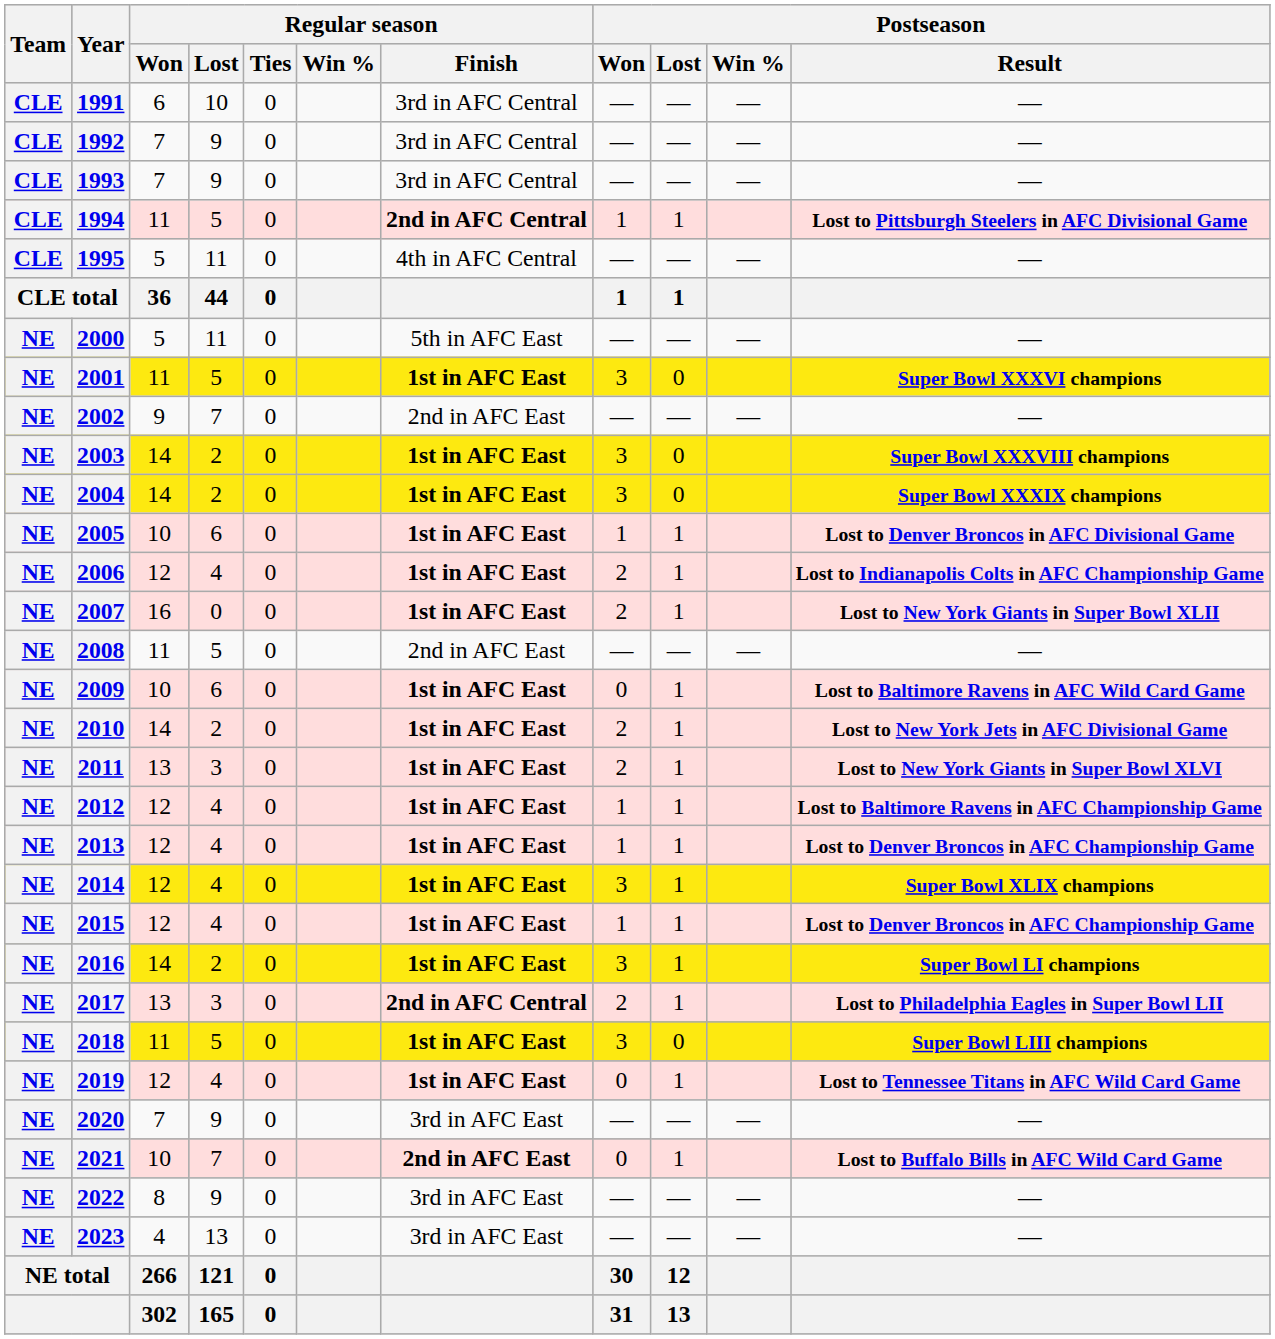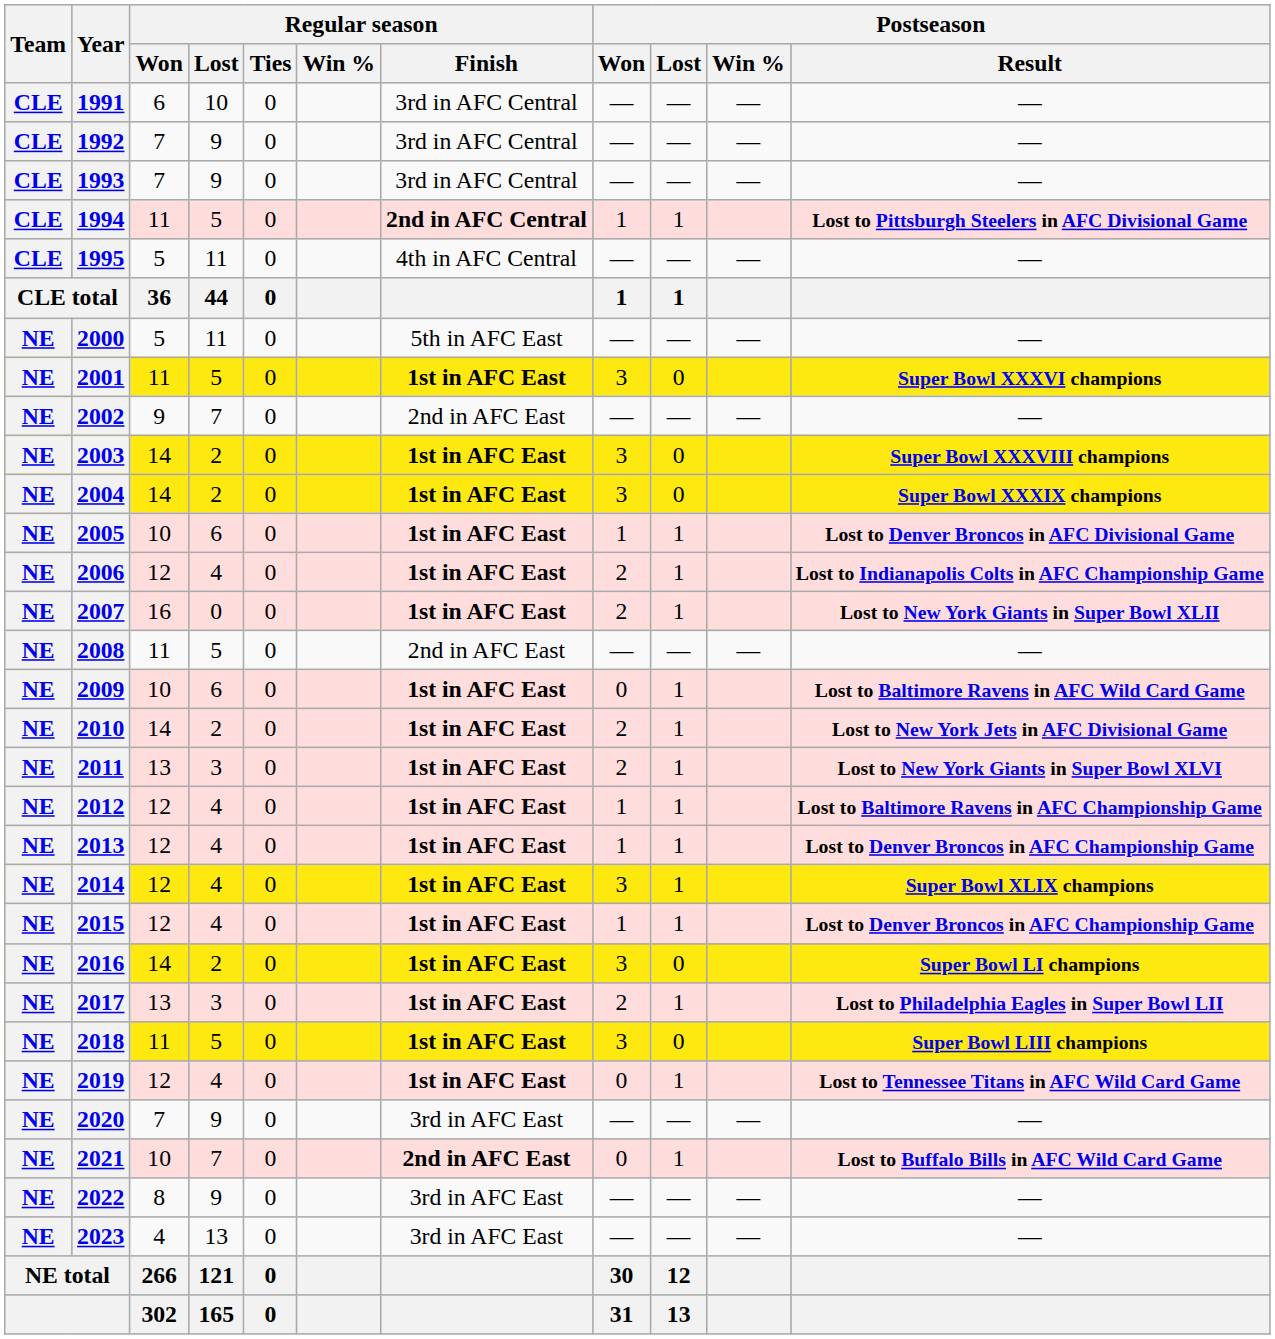(679, 962) 1 -> (679, 962) 0
(486, 1001) 2nd in AFC Central -> (486, 1001) 1st in AFC East
